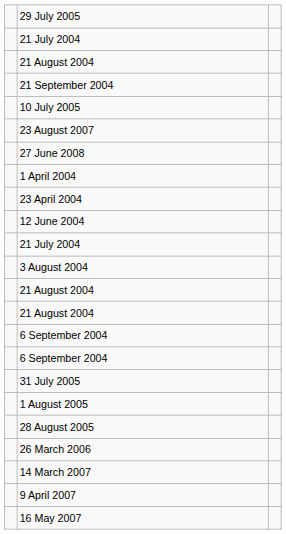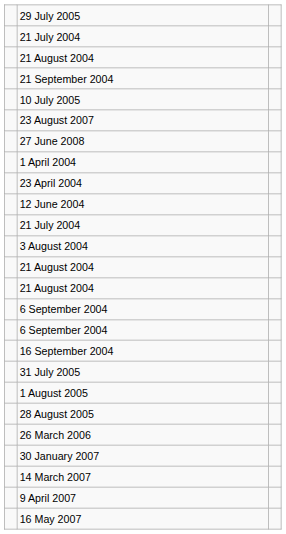+ row: (11, 351)
+ row: (11, 456)
